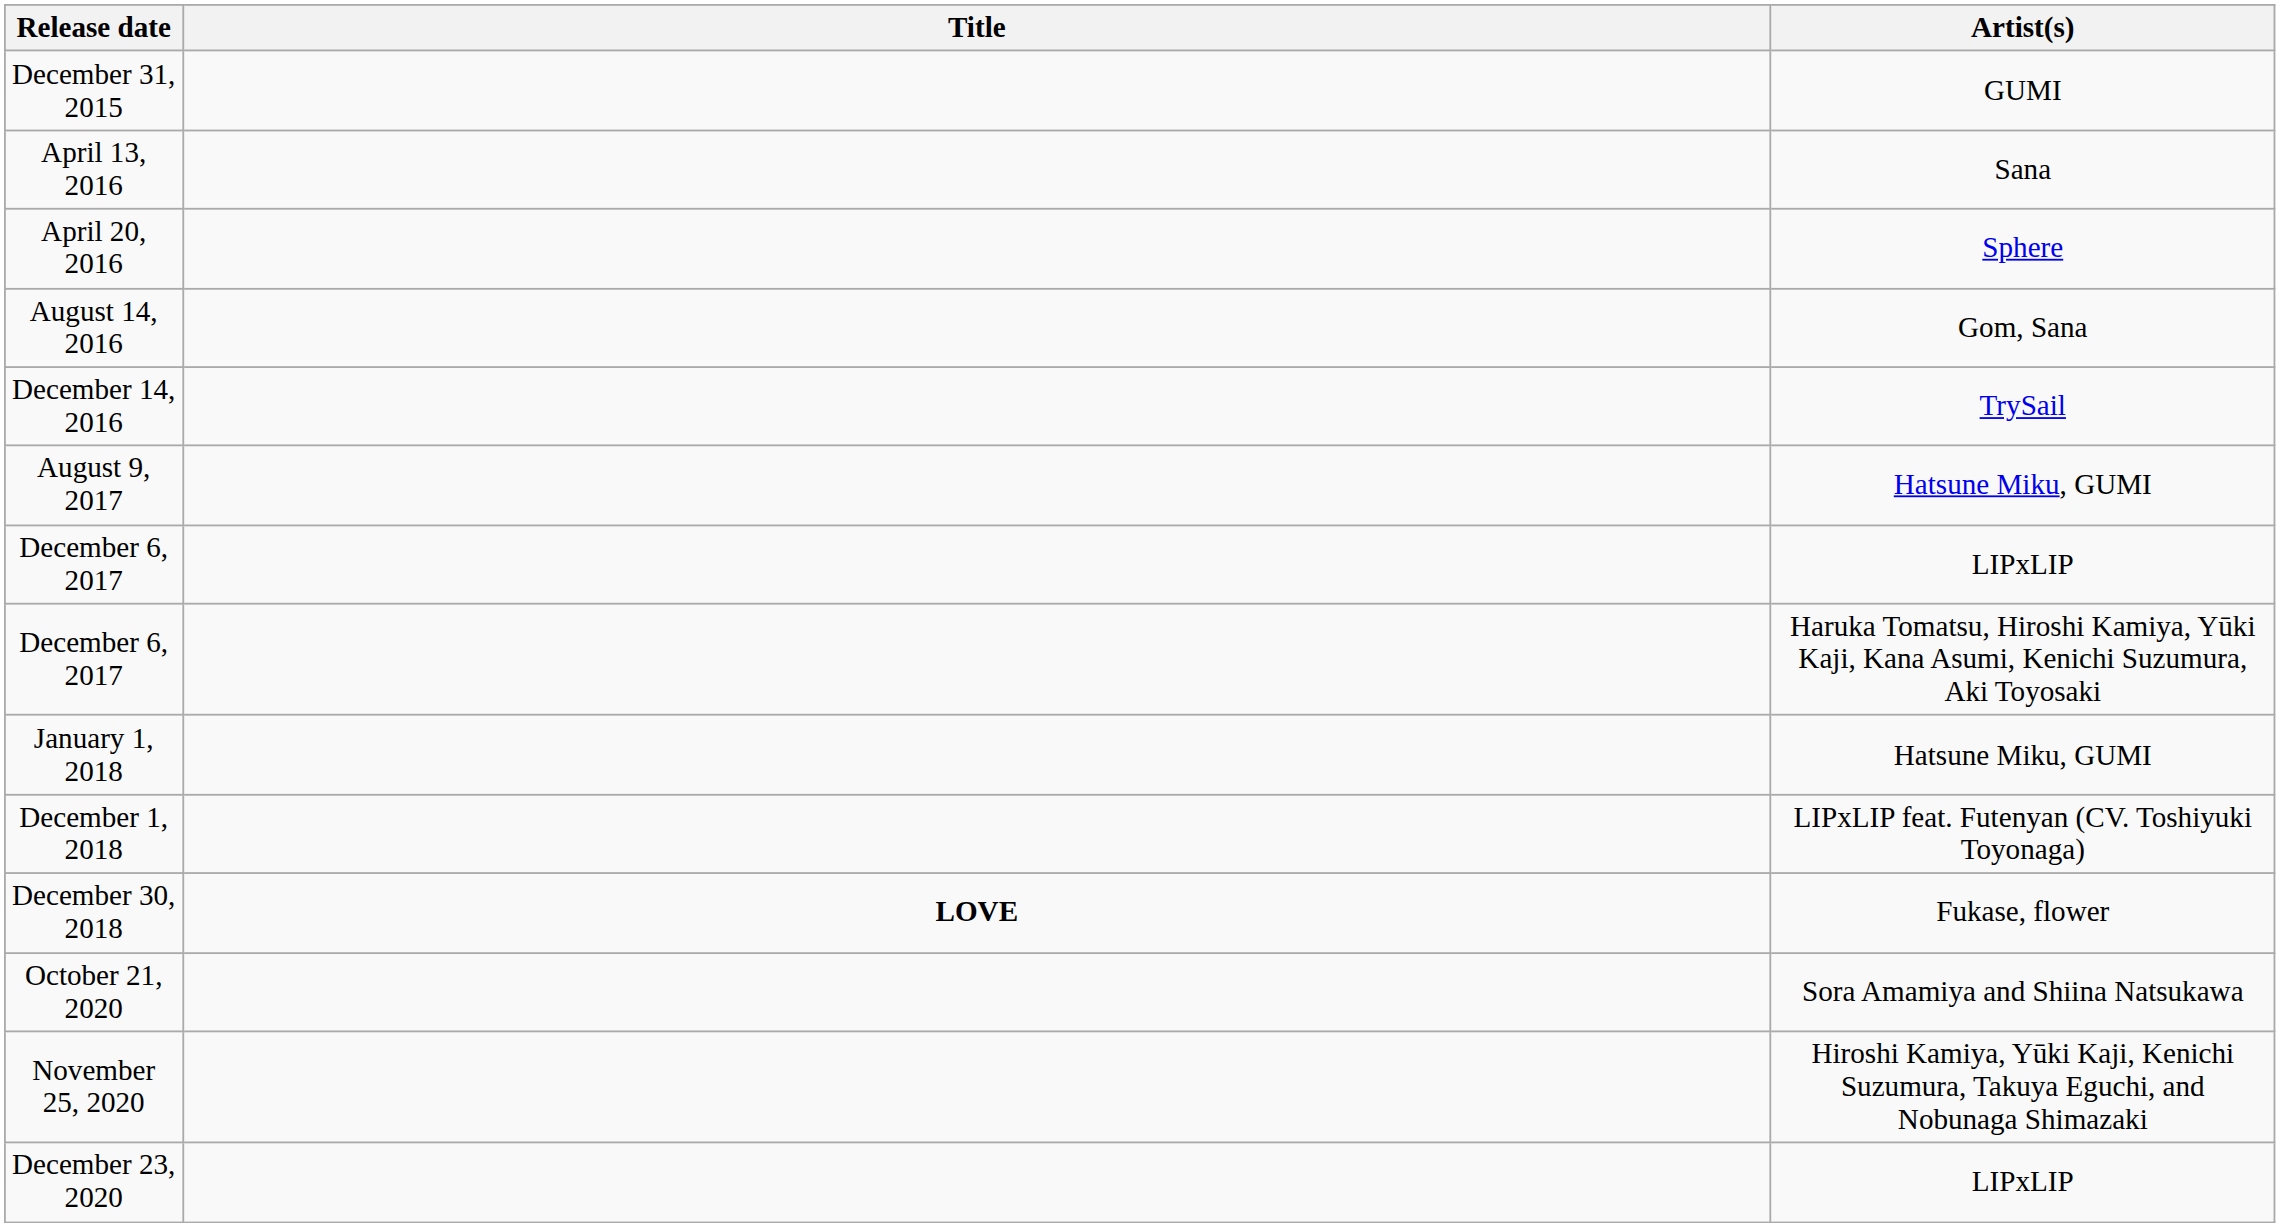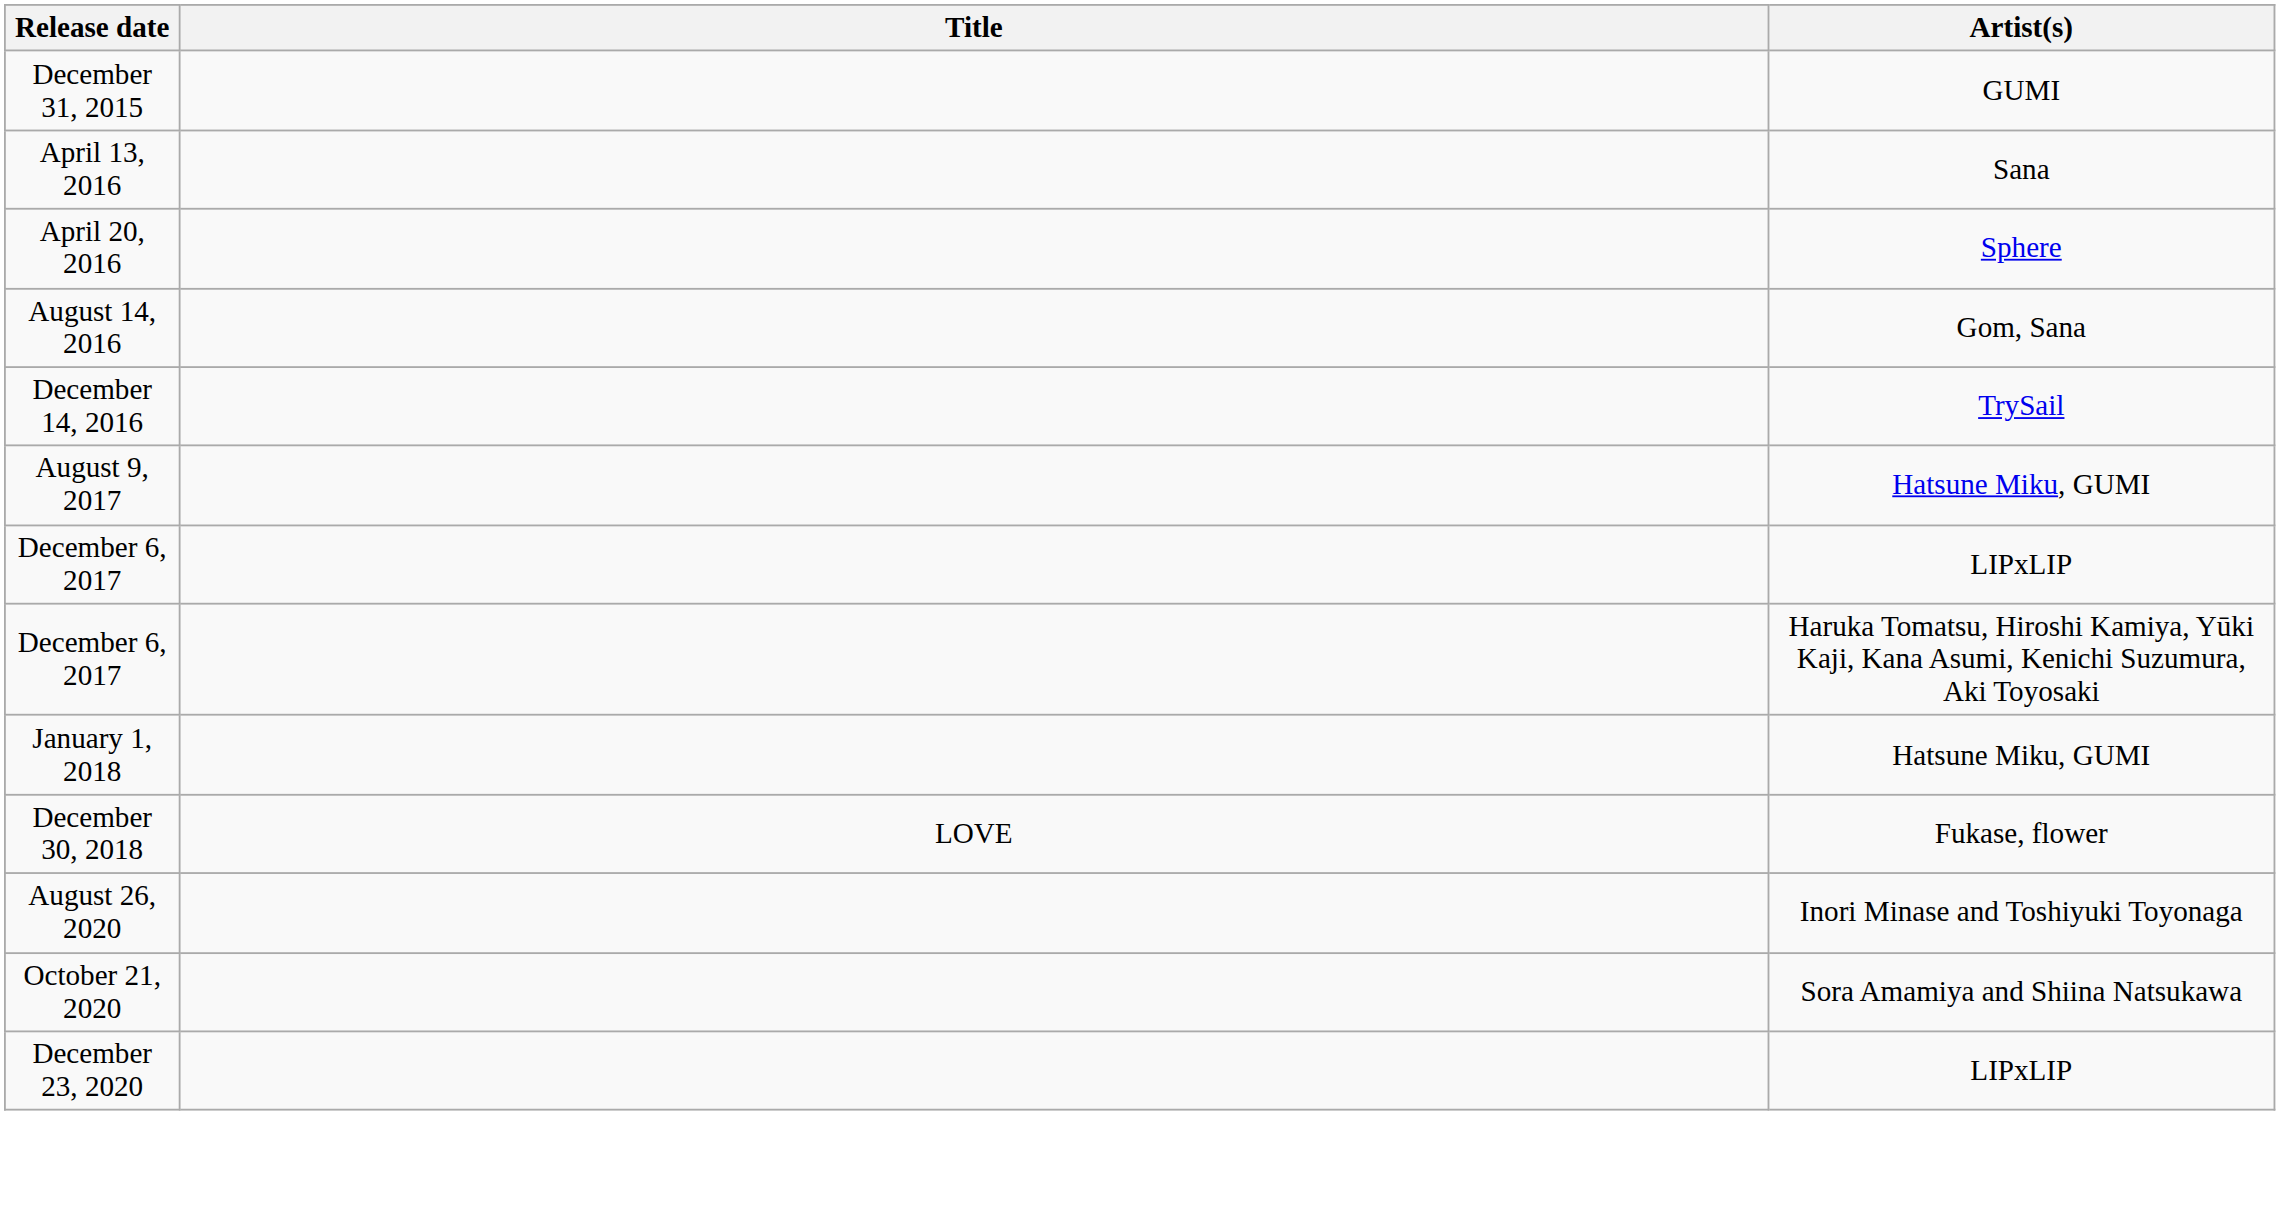- row: (94, 833)
(977, 912) bold -> (974, 833) normal
+ row: (92, 912)
- row: (94, 1086)
